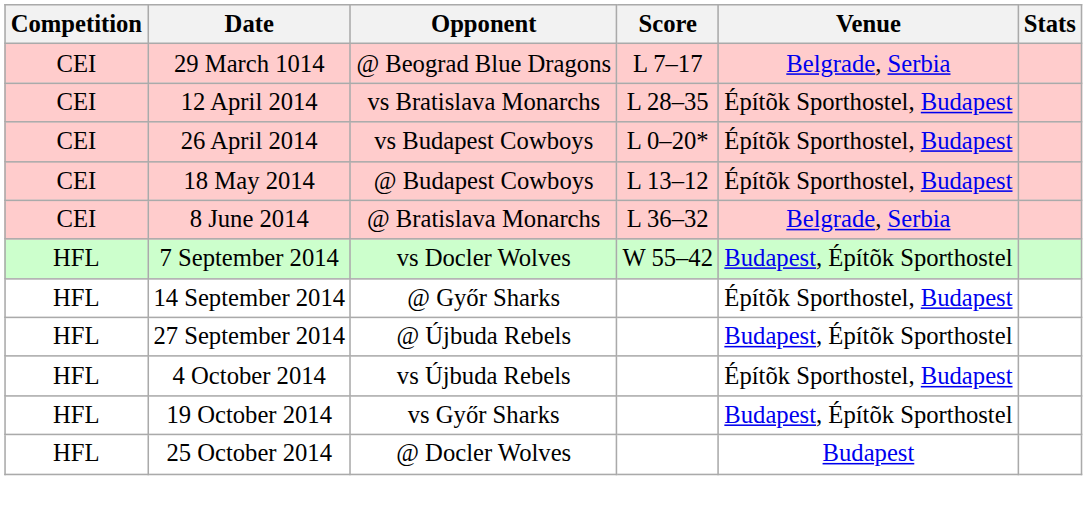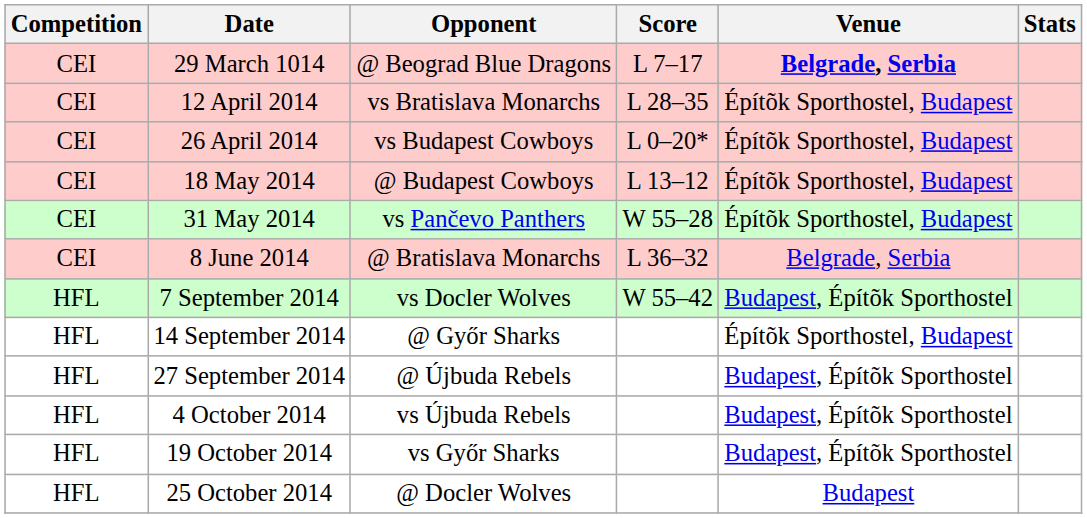(868, 63) normal -> (868, 63) bold
+ row: (249, 219)
(868, 375) Építõk Sporthostel, Budapest -> (868, 414) Budapest, Építõk Sporthostel
